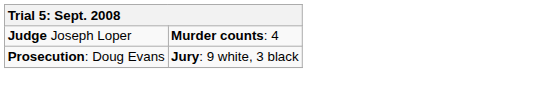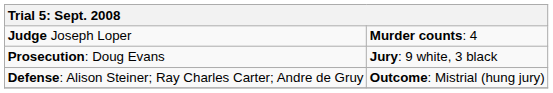+ row: (186, 77)
